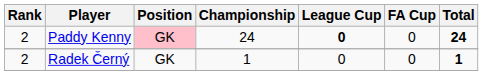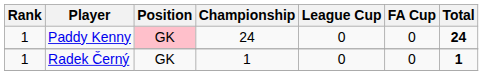(25, 37) 2 -> (25, 37) 1
(342, 37) bold -> (342, 37) normal
(25, 59) 2 -> (25, 59) 1
